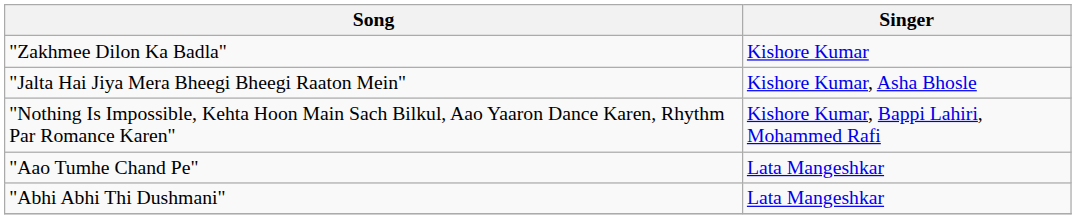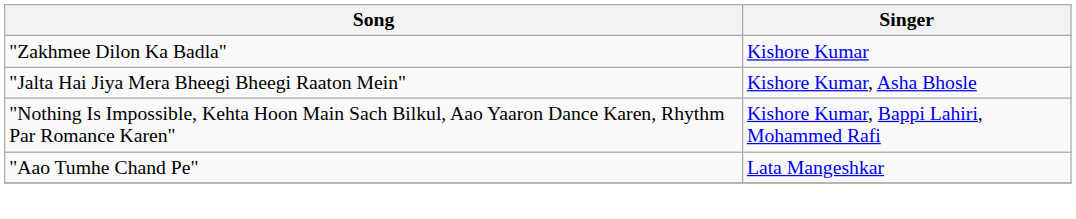- row: (117, 198)
